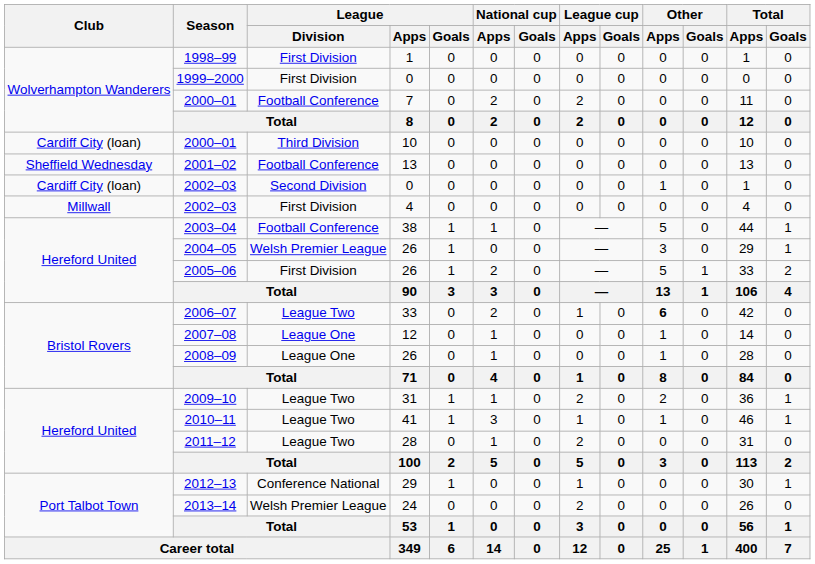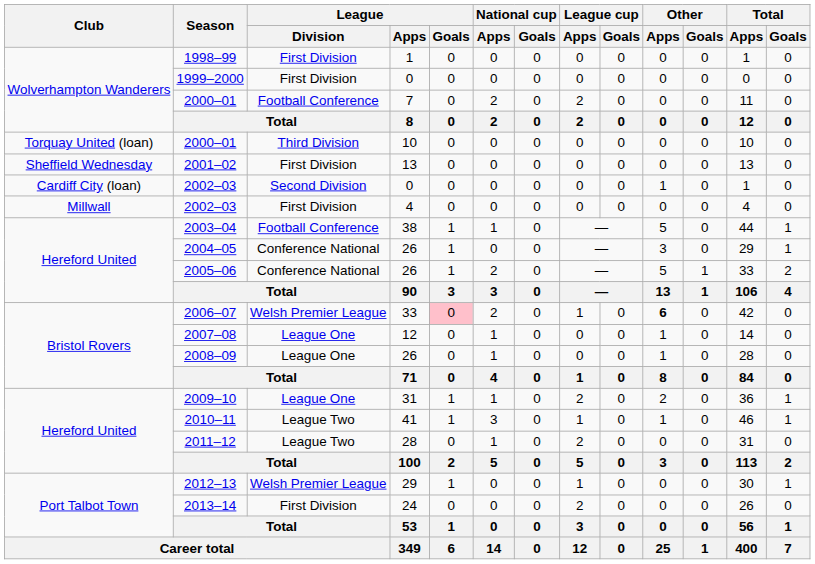(89, 143) Cardiff City (loan) -> (89, 143) Torquay United (loan)
(318, 164) Football Conference -> (318, 164) First Division
(318, 249) Welsh Premier League -> (318, 249) Conference National
(318, 270) First Division -> (318, 270) Conference National
(318, 313) League Two -> (318, 313) Welsh Premier League
(451, 313) no background -> (451, 313) pink background
(318, 398) League Two -> (318, 398) League One
(318, 484) Conference National -> (318, 484) Welsh Premier League
(318, 505) Welsh Premier League -> (318, 505) First Division
